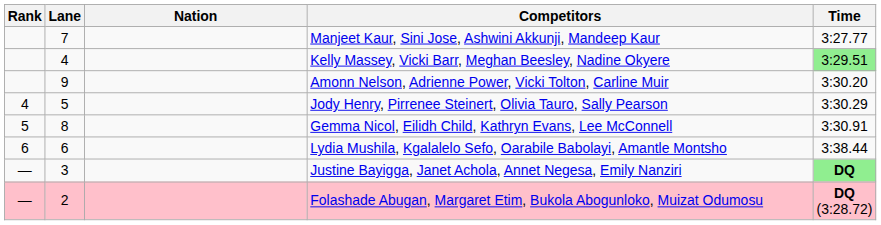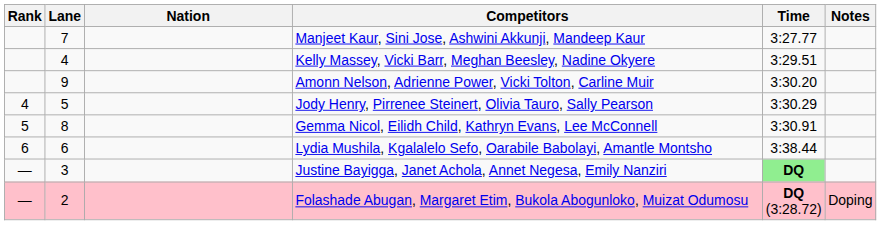+ column: (850, 16)
(844, 60) lightgreen background -> (794, 60) no background
